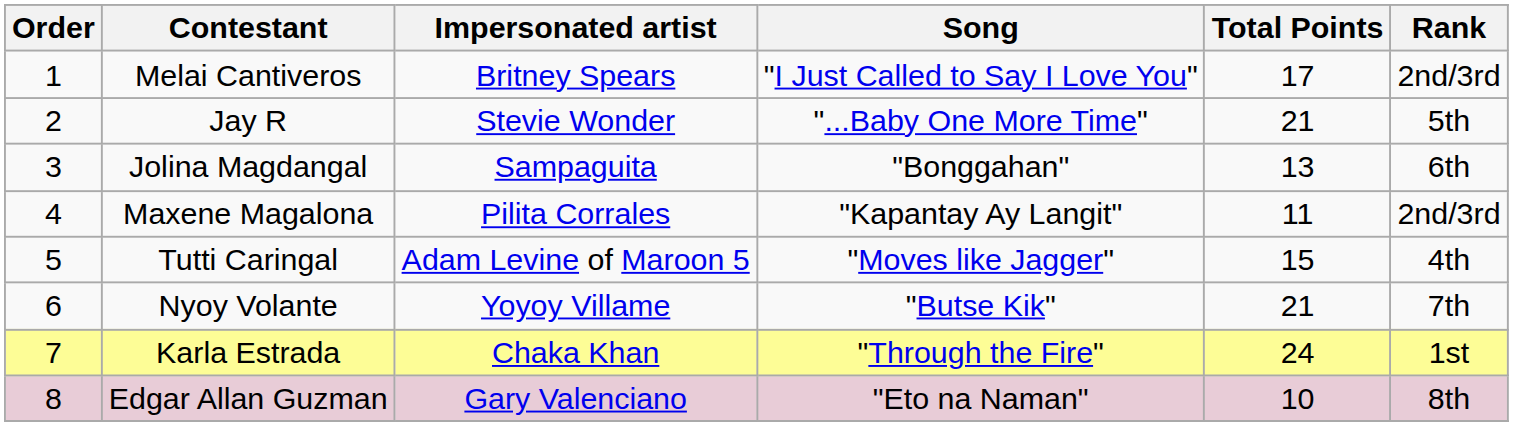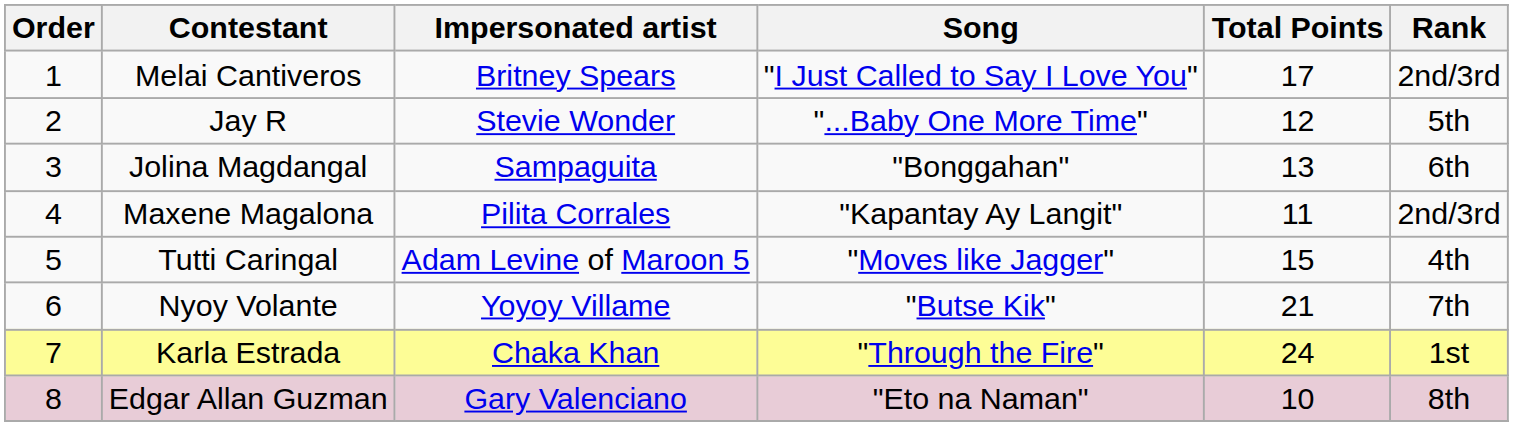(1298, 121) 21 -> (1298, 121) 12
